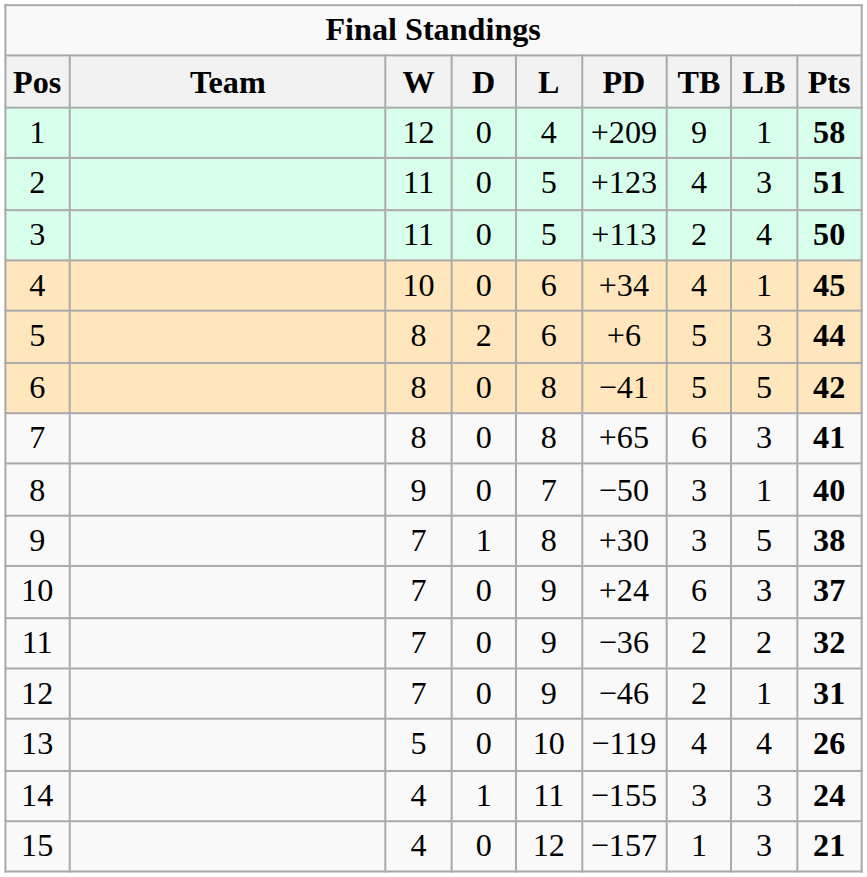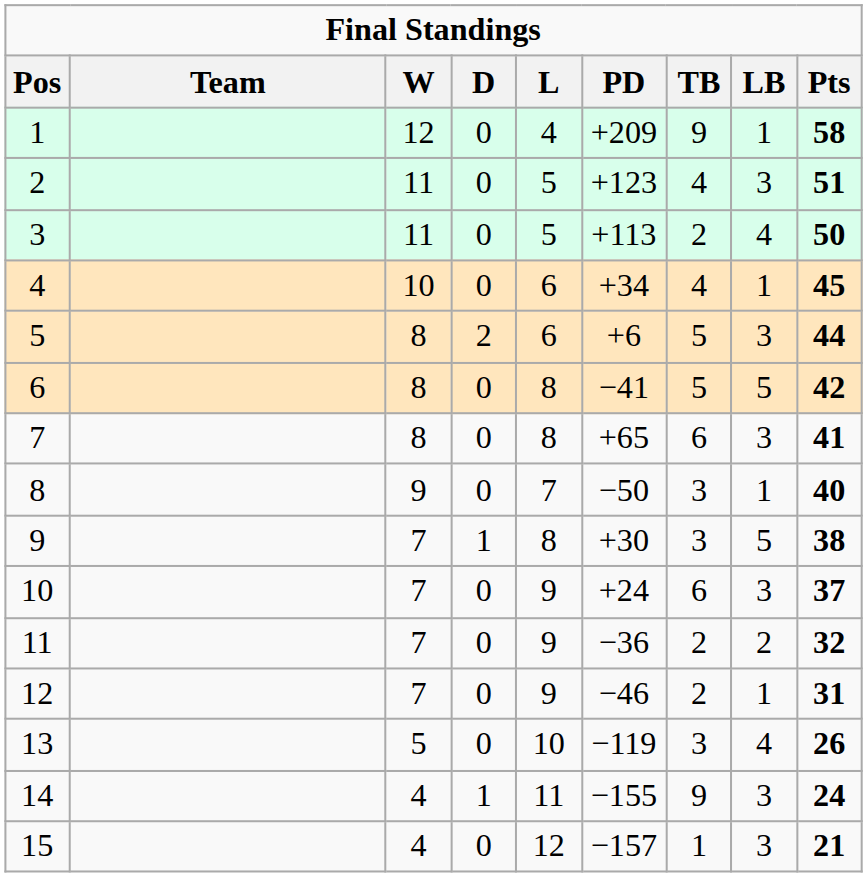(699, 744) 4 -> (699, 744) 3
(699, 795) 3 -> (699, 795) 9
